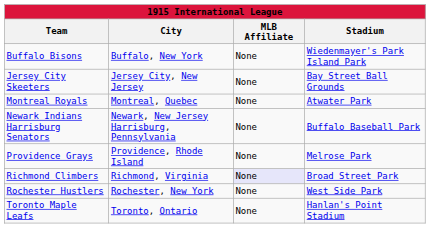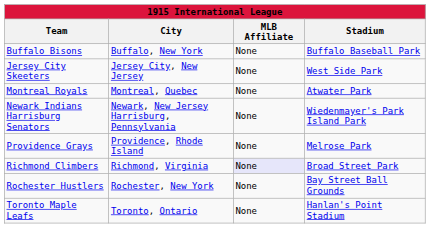(355, 56) Wiedenmayer's Park Island Park -> (363, 51) Buffalo Baseball Park
(347, 81) Bay Street Ball Grounds -> (345, 71) West Side Park
(363, 126) Buffalo Baseball Park -> (355, 116) Wiedenmayer's Park Island Park
(345, 191) West Side Park -> (347, 186) Bay Street Ball Grounds
